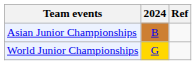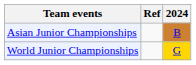columns swapped: (155, 14) <-> (180, 14)
